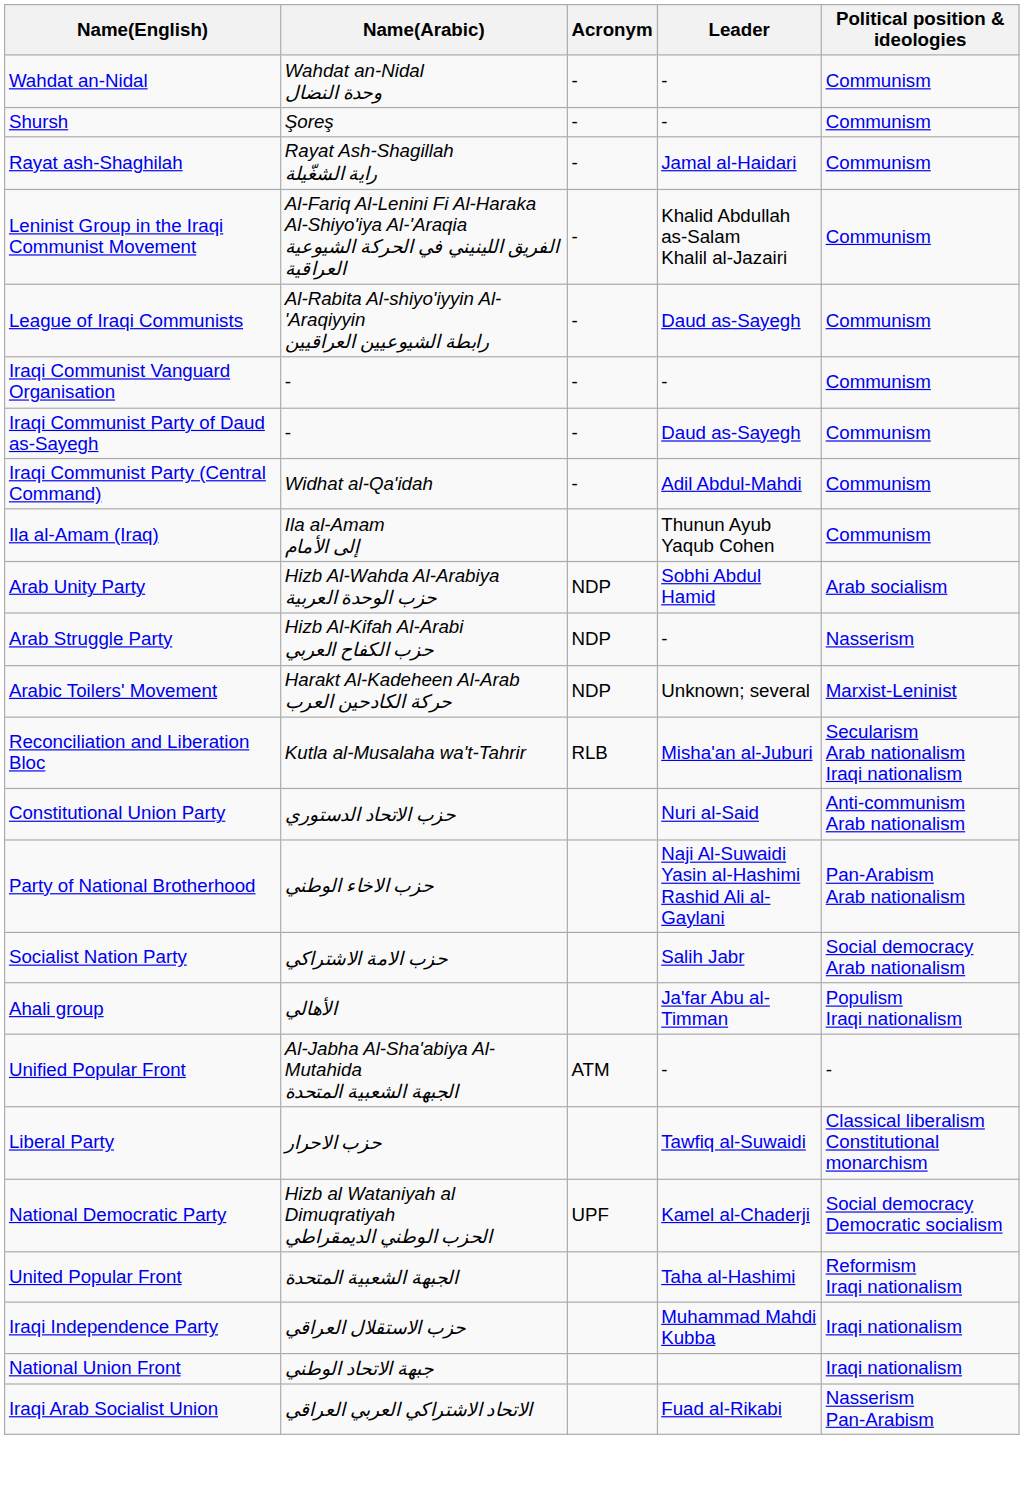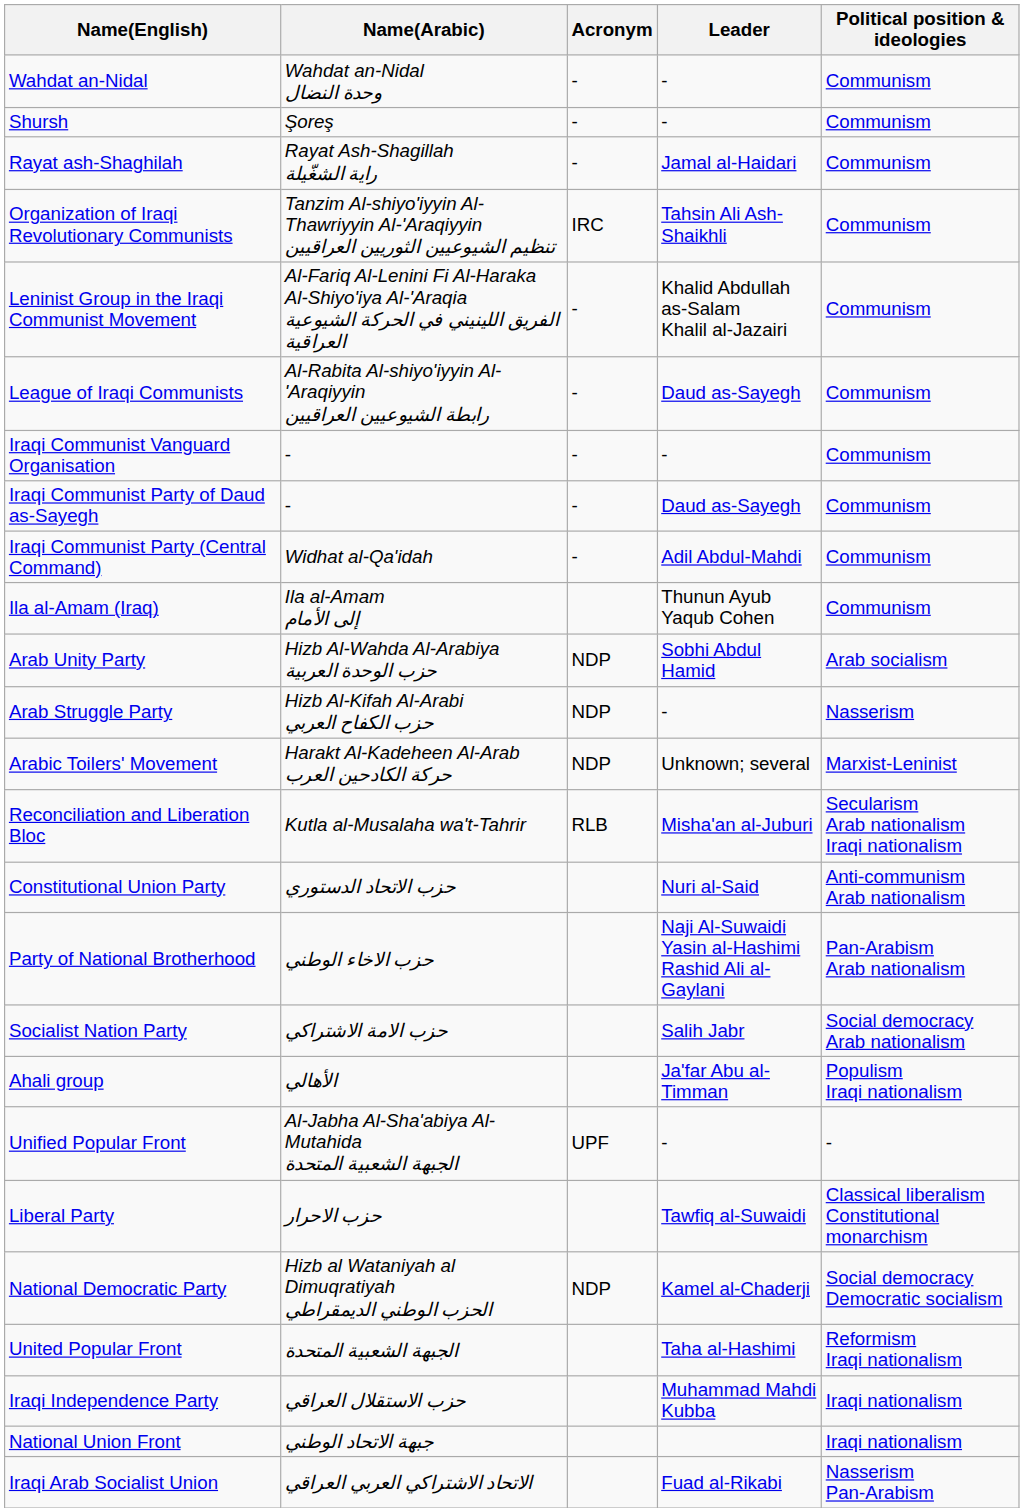+ row: (121, 225)
(590, 1070) ATM -> (590, 1143) UPF
(590, 1215) UPF -> (591, 1288) NDP
